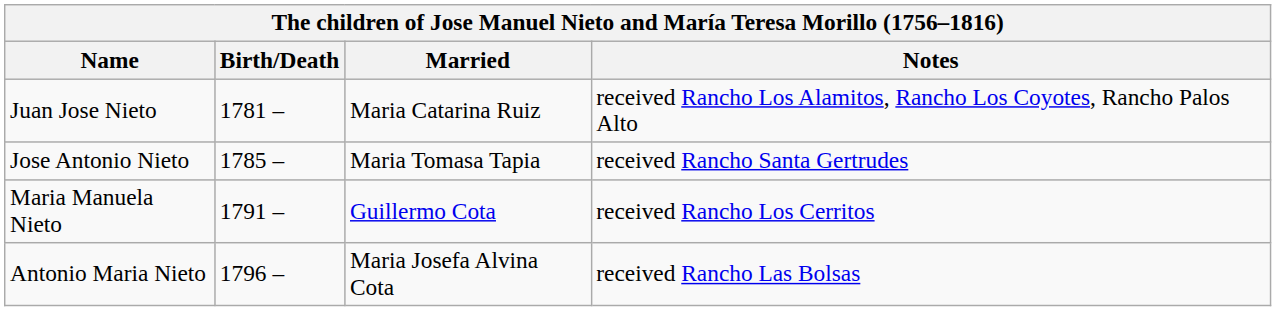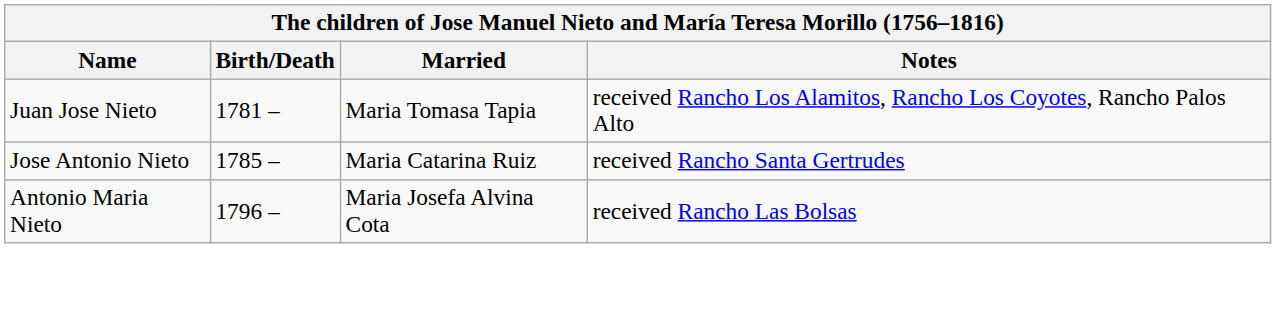(445, 110) Maria Catarina Ruiz -> (441, 110) Maria Tomasa Tapia
(445, 160) Maria Tomasa Tapia -> (441, 160) Maria Catarina Ruiz
- row: (82, 210)
